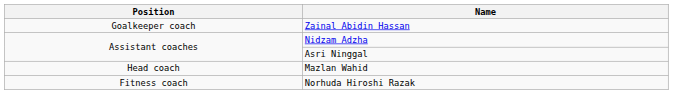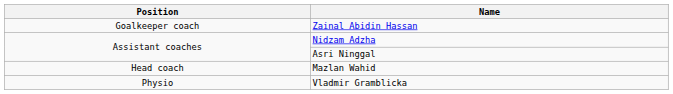- row: (360, 82)
+ row: (360, 82)
